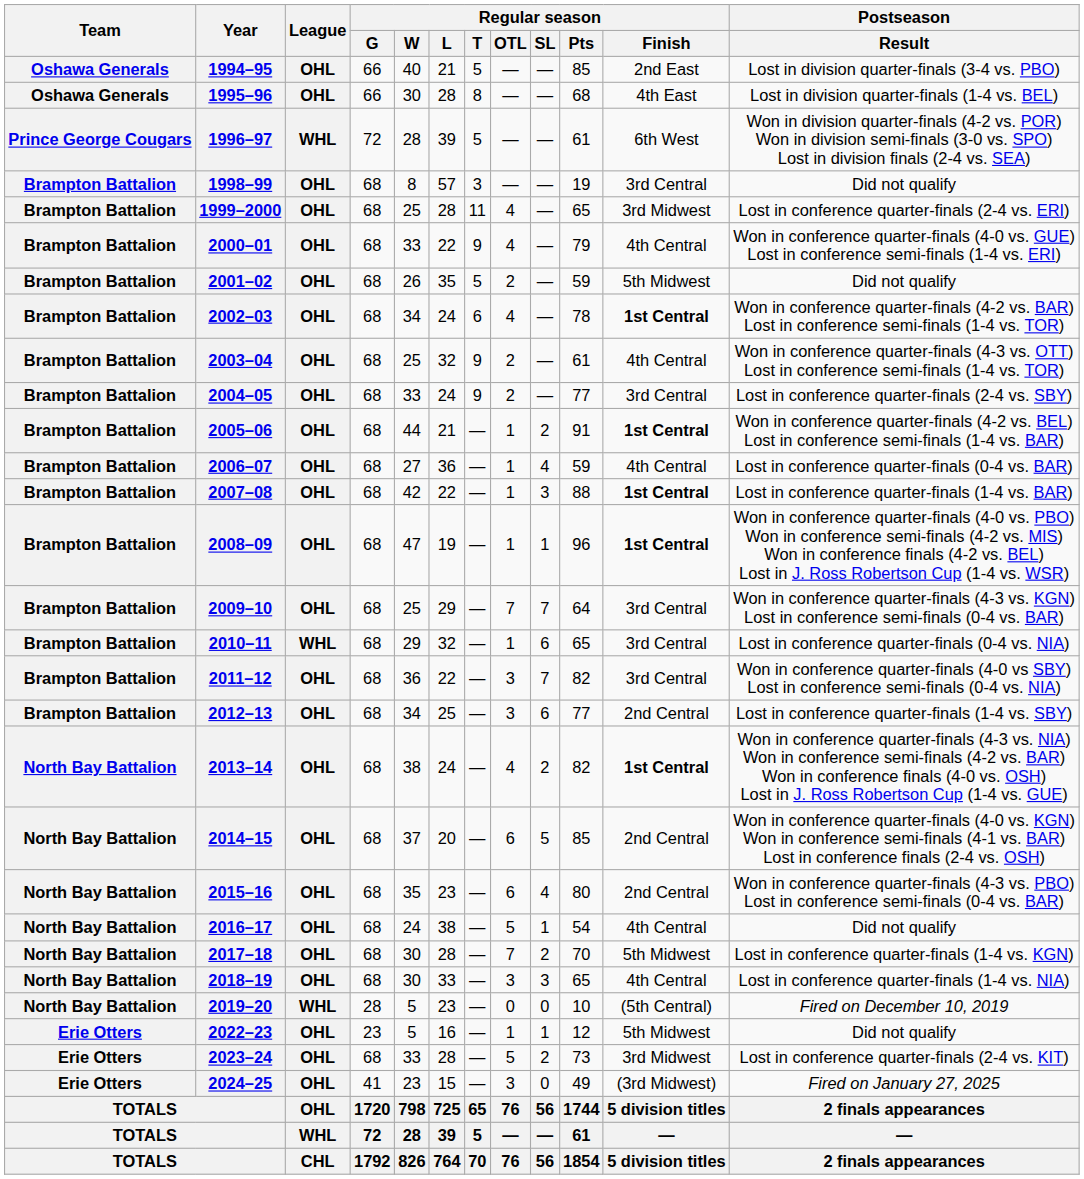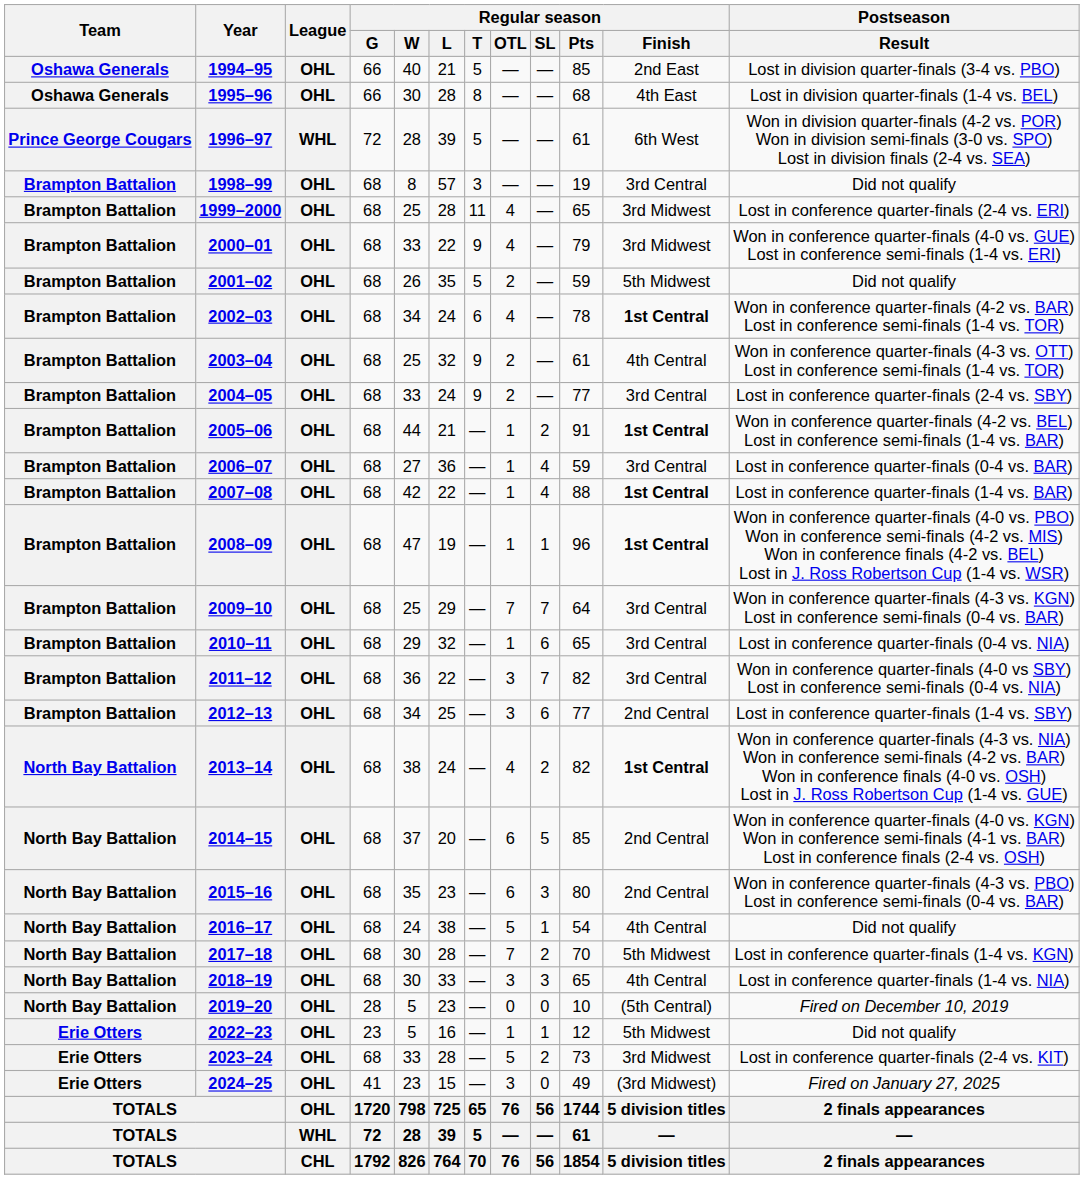(666, 246) 4th Central -> (666, 246) 3rd Midwest
(666, 466) 4th Central -> (666, 466) 3rd Central
(545, 492) 3 -> (545, 492) 4
(318, 643) WHL -> (318, 643) OHL
(545, 892) 4 -> (545, 892) 3
(318, 1006) WHL -> (318, 1006) OHL
